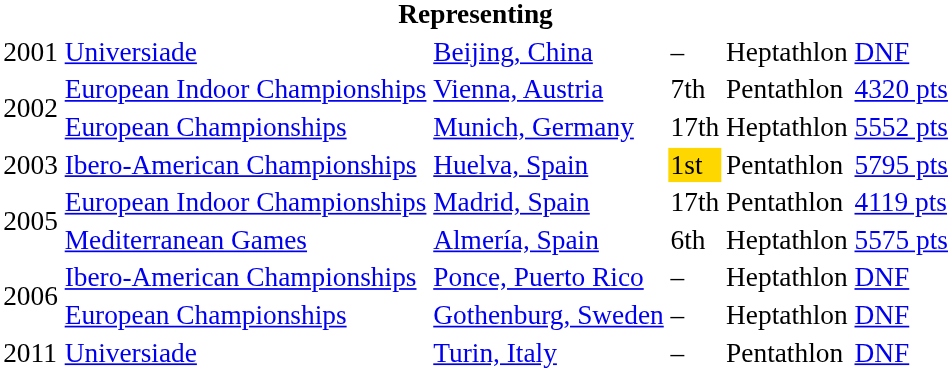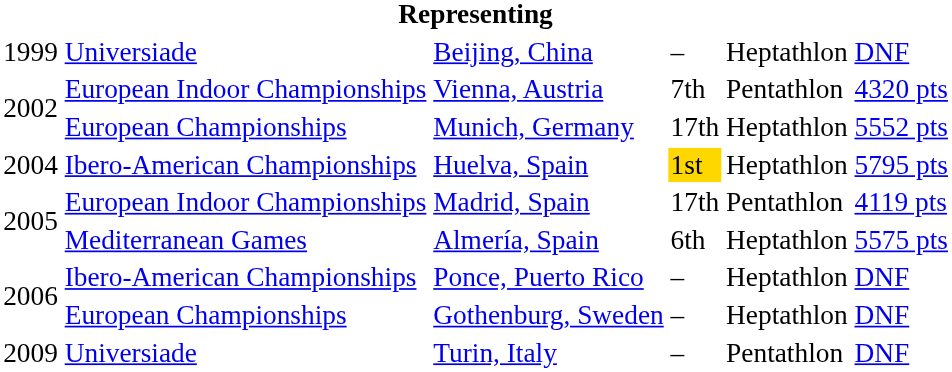(30, 51) 2001 -> (30, 51) 1999
(30, 164) 2003 -> (30, 164) 2004
(785, 164) Pentathlon -> (787, 164) Heptathlon
(30, 352) 2011 -> (30, 352) 2009
